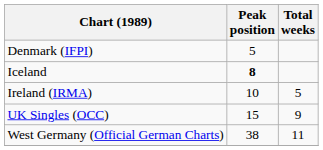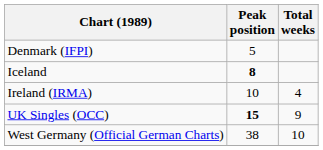(298, 93) 5 -> (298, 93) 4
(252, 114) normal -> (252, 114) bold
(298, 135) 11 -> (298, 135) 10
